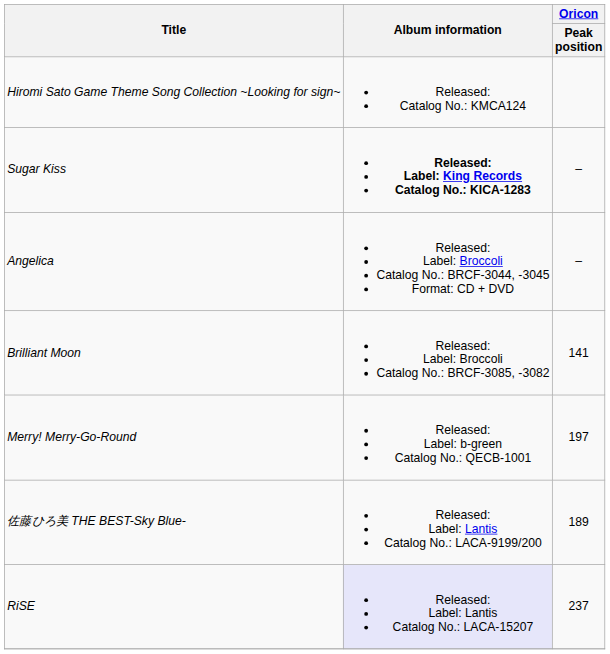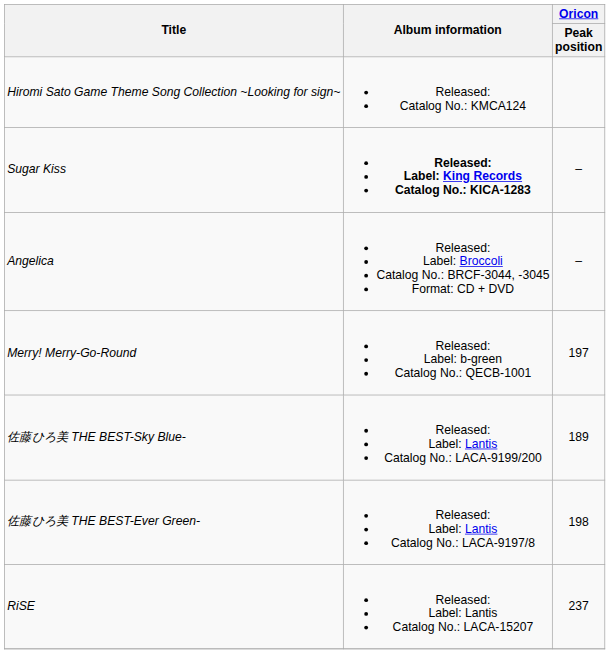- row: (44, 353)
+ row: (104, 521)
(448, 614) lavender background -> (448, 614) no background
